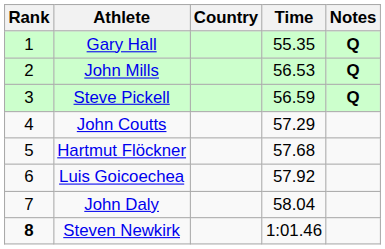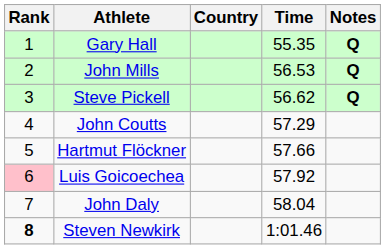(294, 97) 56.59 -> (294, 97) 56.62
(294, 151) 57.68 -> (294, 151) 57.66
(29, 177) no background -> (29, 177) pink background
